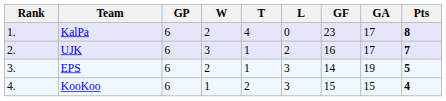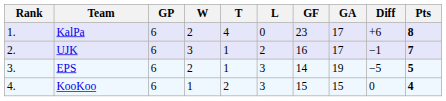+ column: (386, 13)
